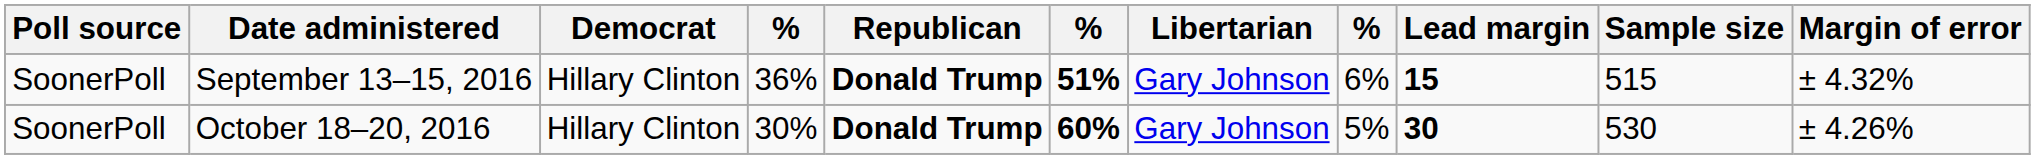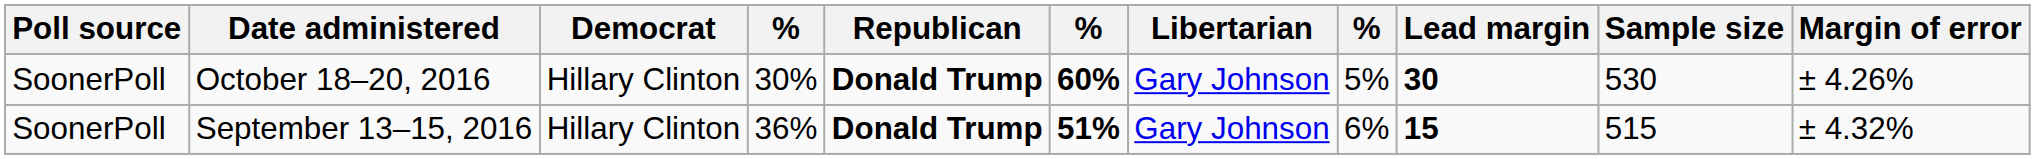rows swapped: (343, 128) <-> (364, 79)
